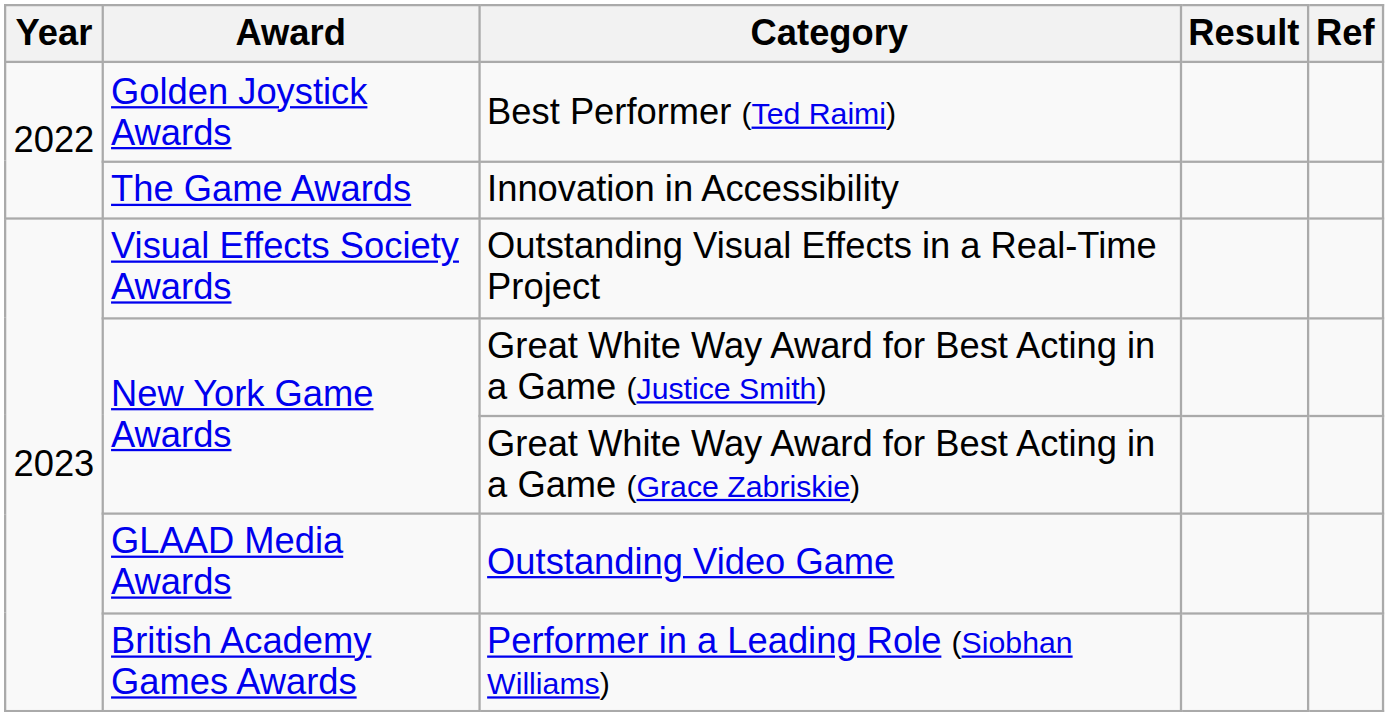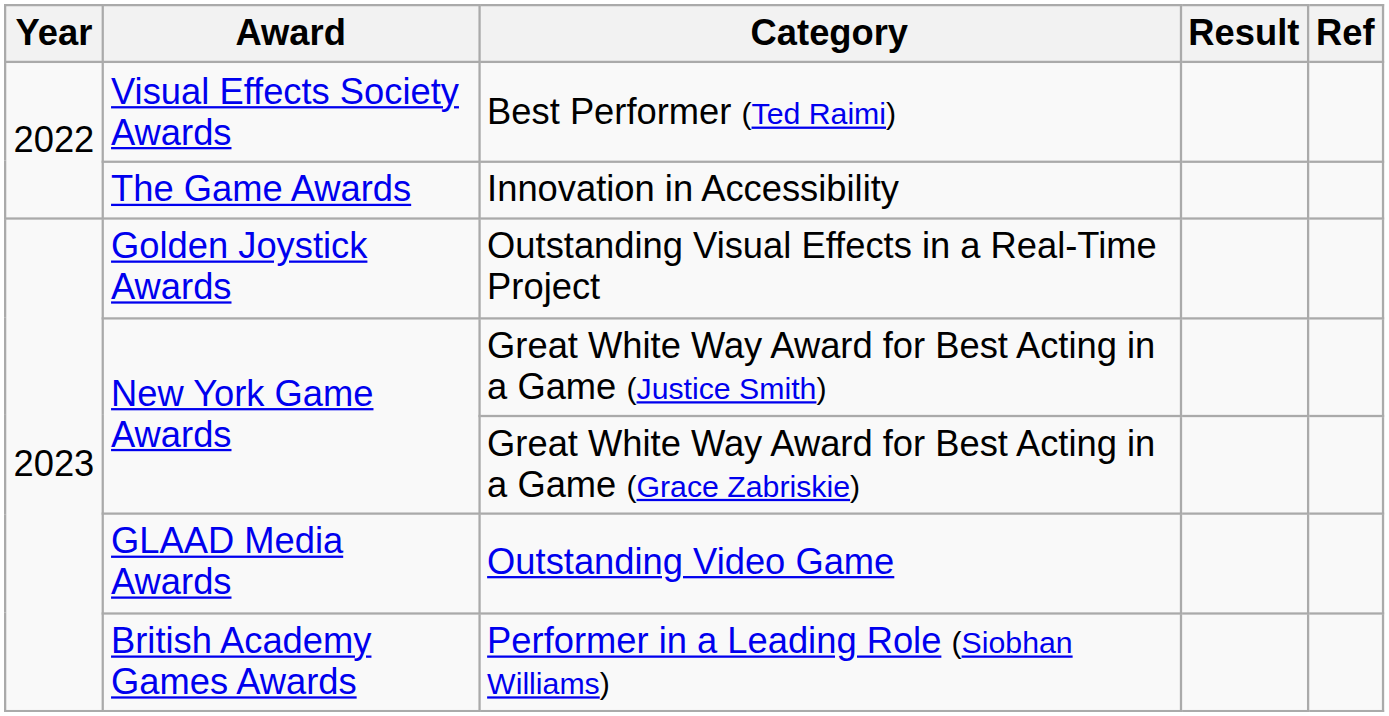(239, 111) Golden Joystick Awards -> (285, 111) Visual Effects Society Awards
(285, 267) Visual Effects Society Awards -> (239, 267) Golden Joystick Awards
